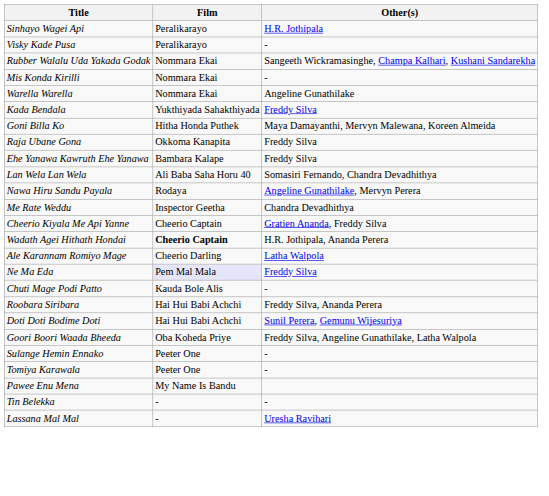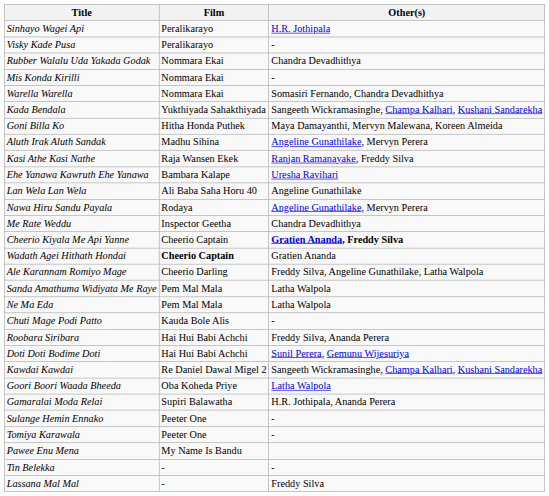(400, 61) Sangeeth Wickramasinghe, Champa Kalhari, Kushani Sandarekha -> (316, 61) Chandra Devadhithya
(309, 93) Angeline Gunathilake -> (357, 93) Somasiri Fernando, Chandra Devadhithya
(291, 110) Freddy Silva -> (407, 110) Sangeeth Wickramasinghe, Champa Kalhari, Kushani Sandarekha
- row: (44, 142)
+ row: (56, 142)
+ row: (51, 158)
(291, 158) Freddy Silva -> (305, 175) Uresha Ravihari
(350, 175) Somasiri Fernando, Chandra Devadhithya -> (316, 191) Angeline Gunathilake
(325, 223) normal -> (337, 239) bold
(326, 239) H.R. Jothipala, Ananda Perera -> (304, 256) Gratien Ananda
(294, 256) Latha Walpola -> (377, 272) Freddy Silva, Angeline Gunathilake, Latha Walpola
+ row: (82, 288)
(186, 272) lavender background -> (192, 304) no background
(291, 272) Freddy Silva -> (301, 304) Latha Walpola
+ row: (40, 369)
(370, 337) Freddy Silva, Angeline Gunathilake, Latha Walpola -> (301, 386) Latha Walpola
+ row: (54, 402)
(298, 418) Uresha Ravihari -> (298, 483) Freddy Silva
